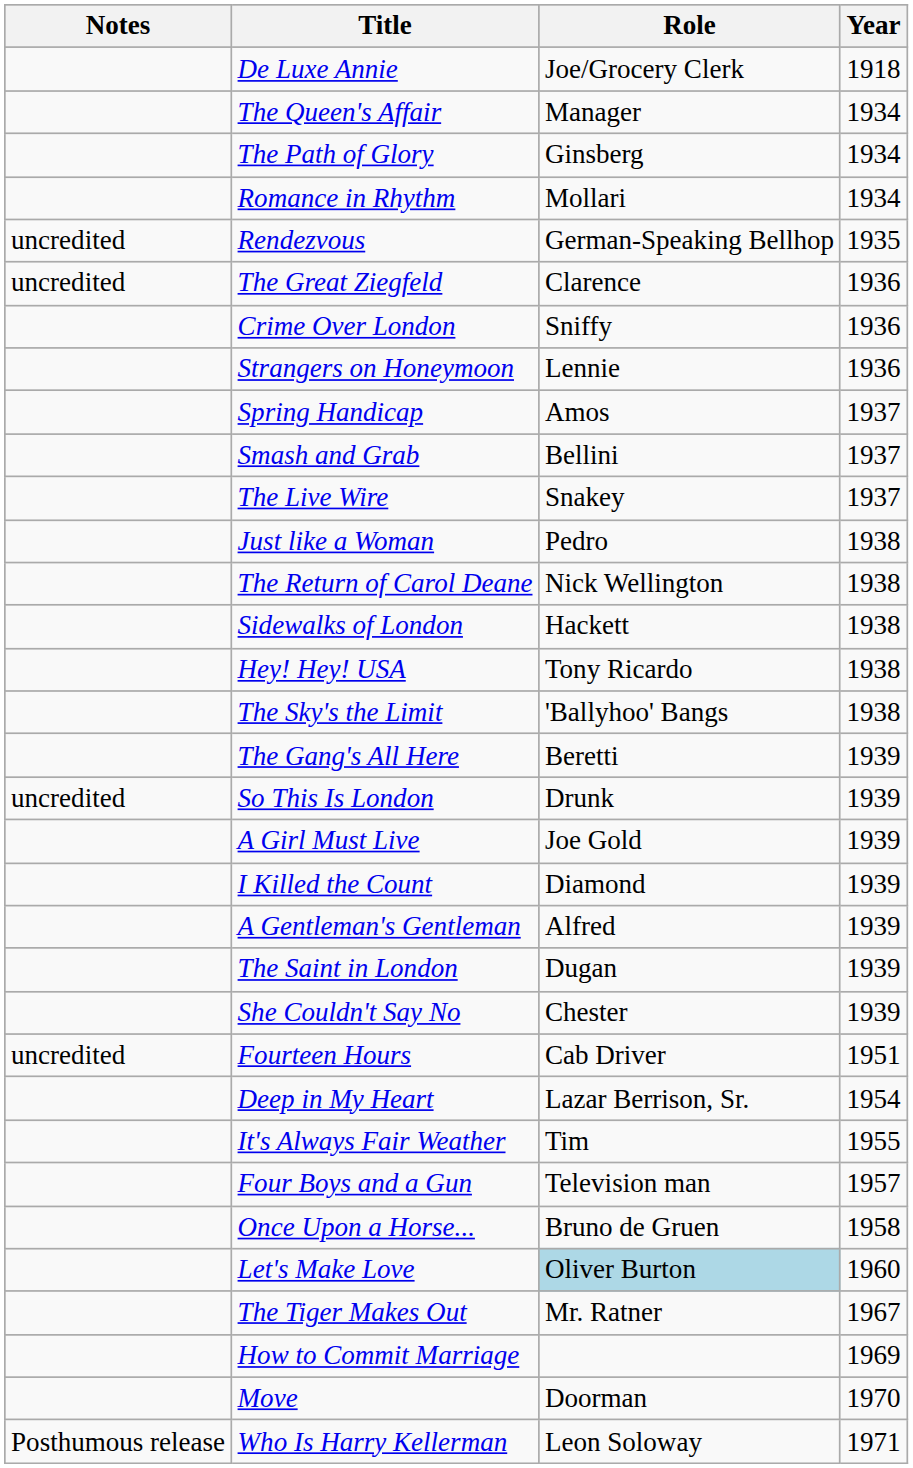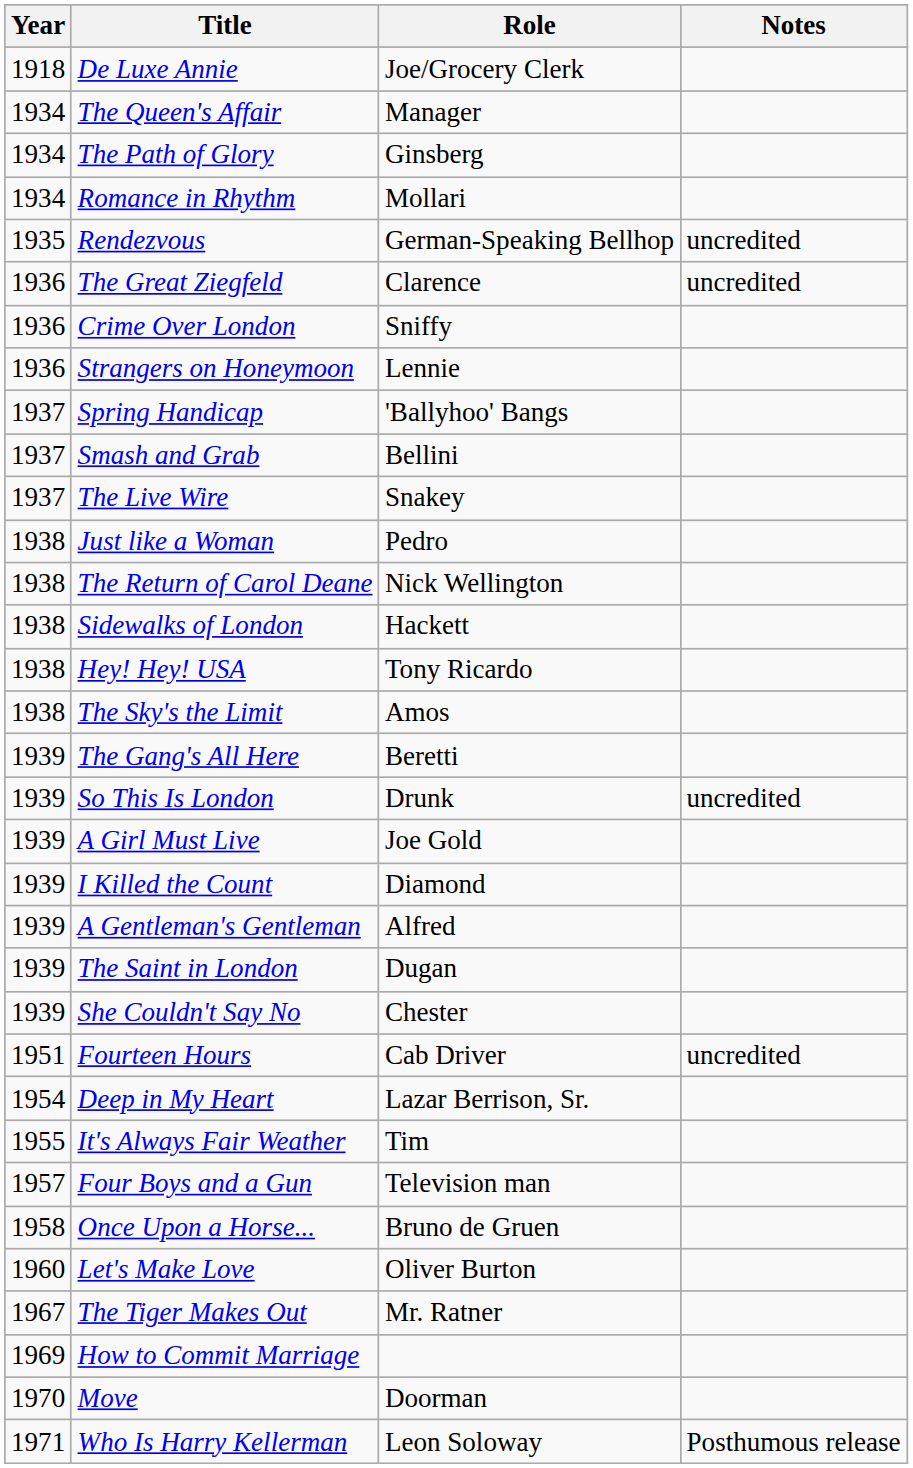columns swapped: (874, 25) <-> (118, 25)
(577, 411) Amos -> (477, 411) 'Ballyhoo' Bangs
(637, 712) 'Ballyhoo' Bangs -> (417, 712) Amos
(620, 1269) lightblue background -> (460, 1269) no background
